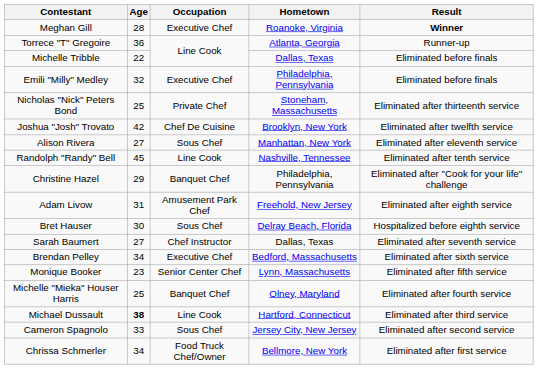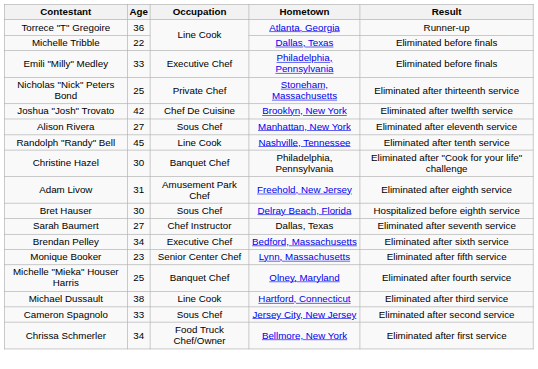- row: (66, 27)
(139, 79) 32 -> (139, 64) 33
(139, 178) 29 -> (139, 163) 30
(139, 314) bold -> (139, 299) normal
